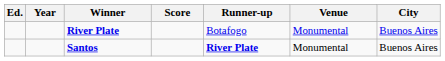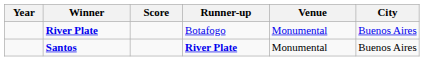- column: (15, 13)
